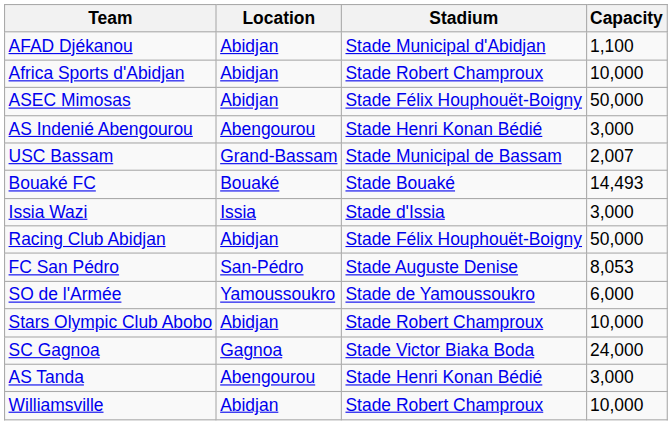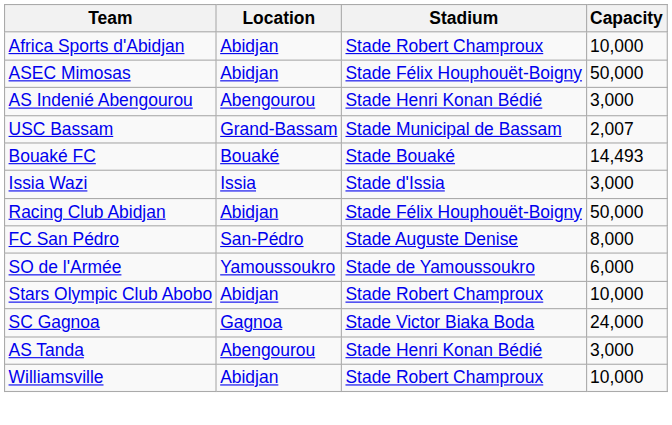- row: (71, 45)
(612, 267) 8,053 -> (612, 239) 8,000
